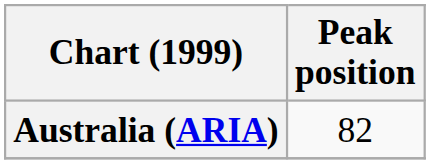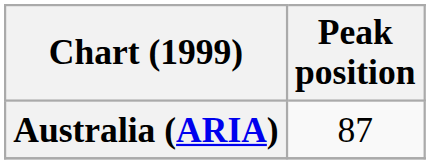(355, 128) 82 -> (355, 128) 87
